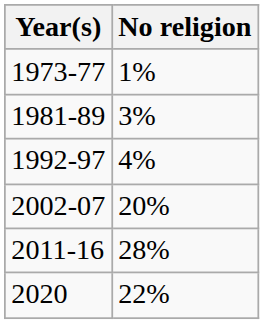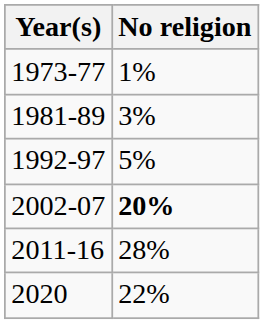(137, 160) 4% -> (137, 160) 5%
(144, 205) normal -> (146, 205) bold
